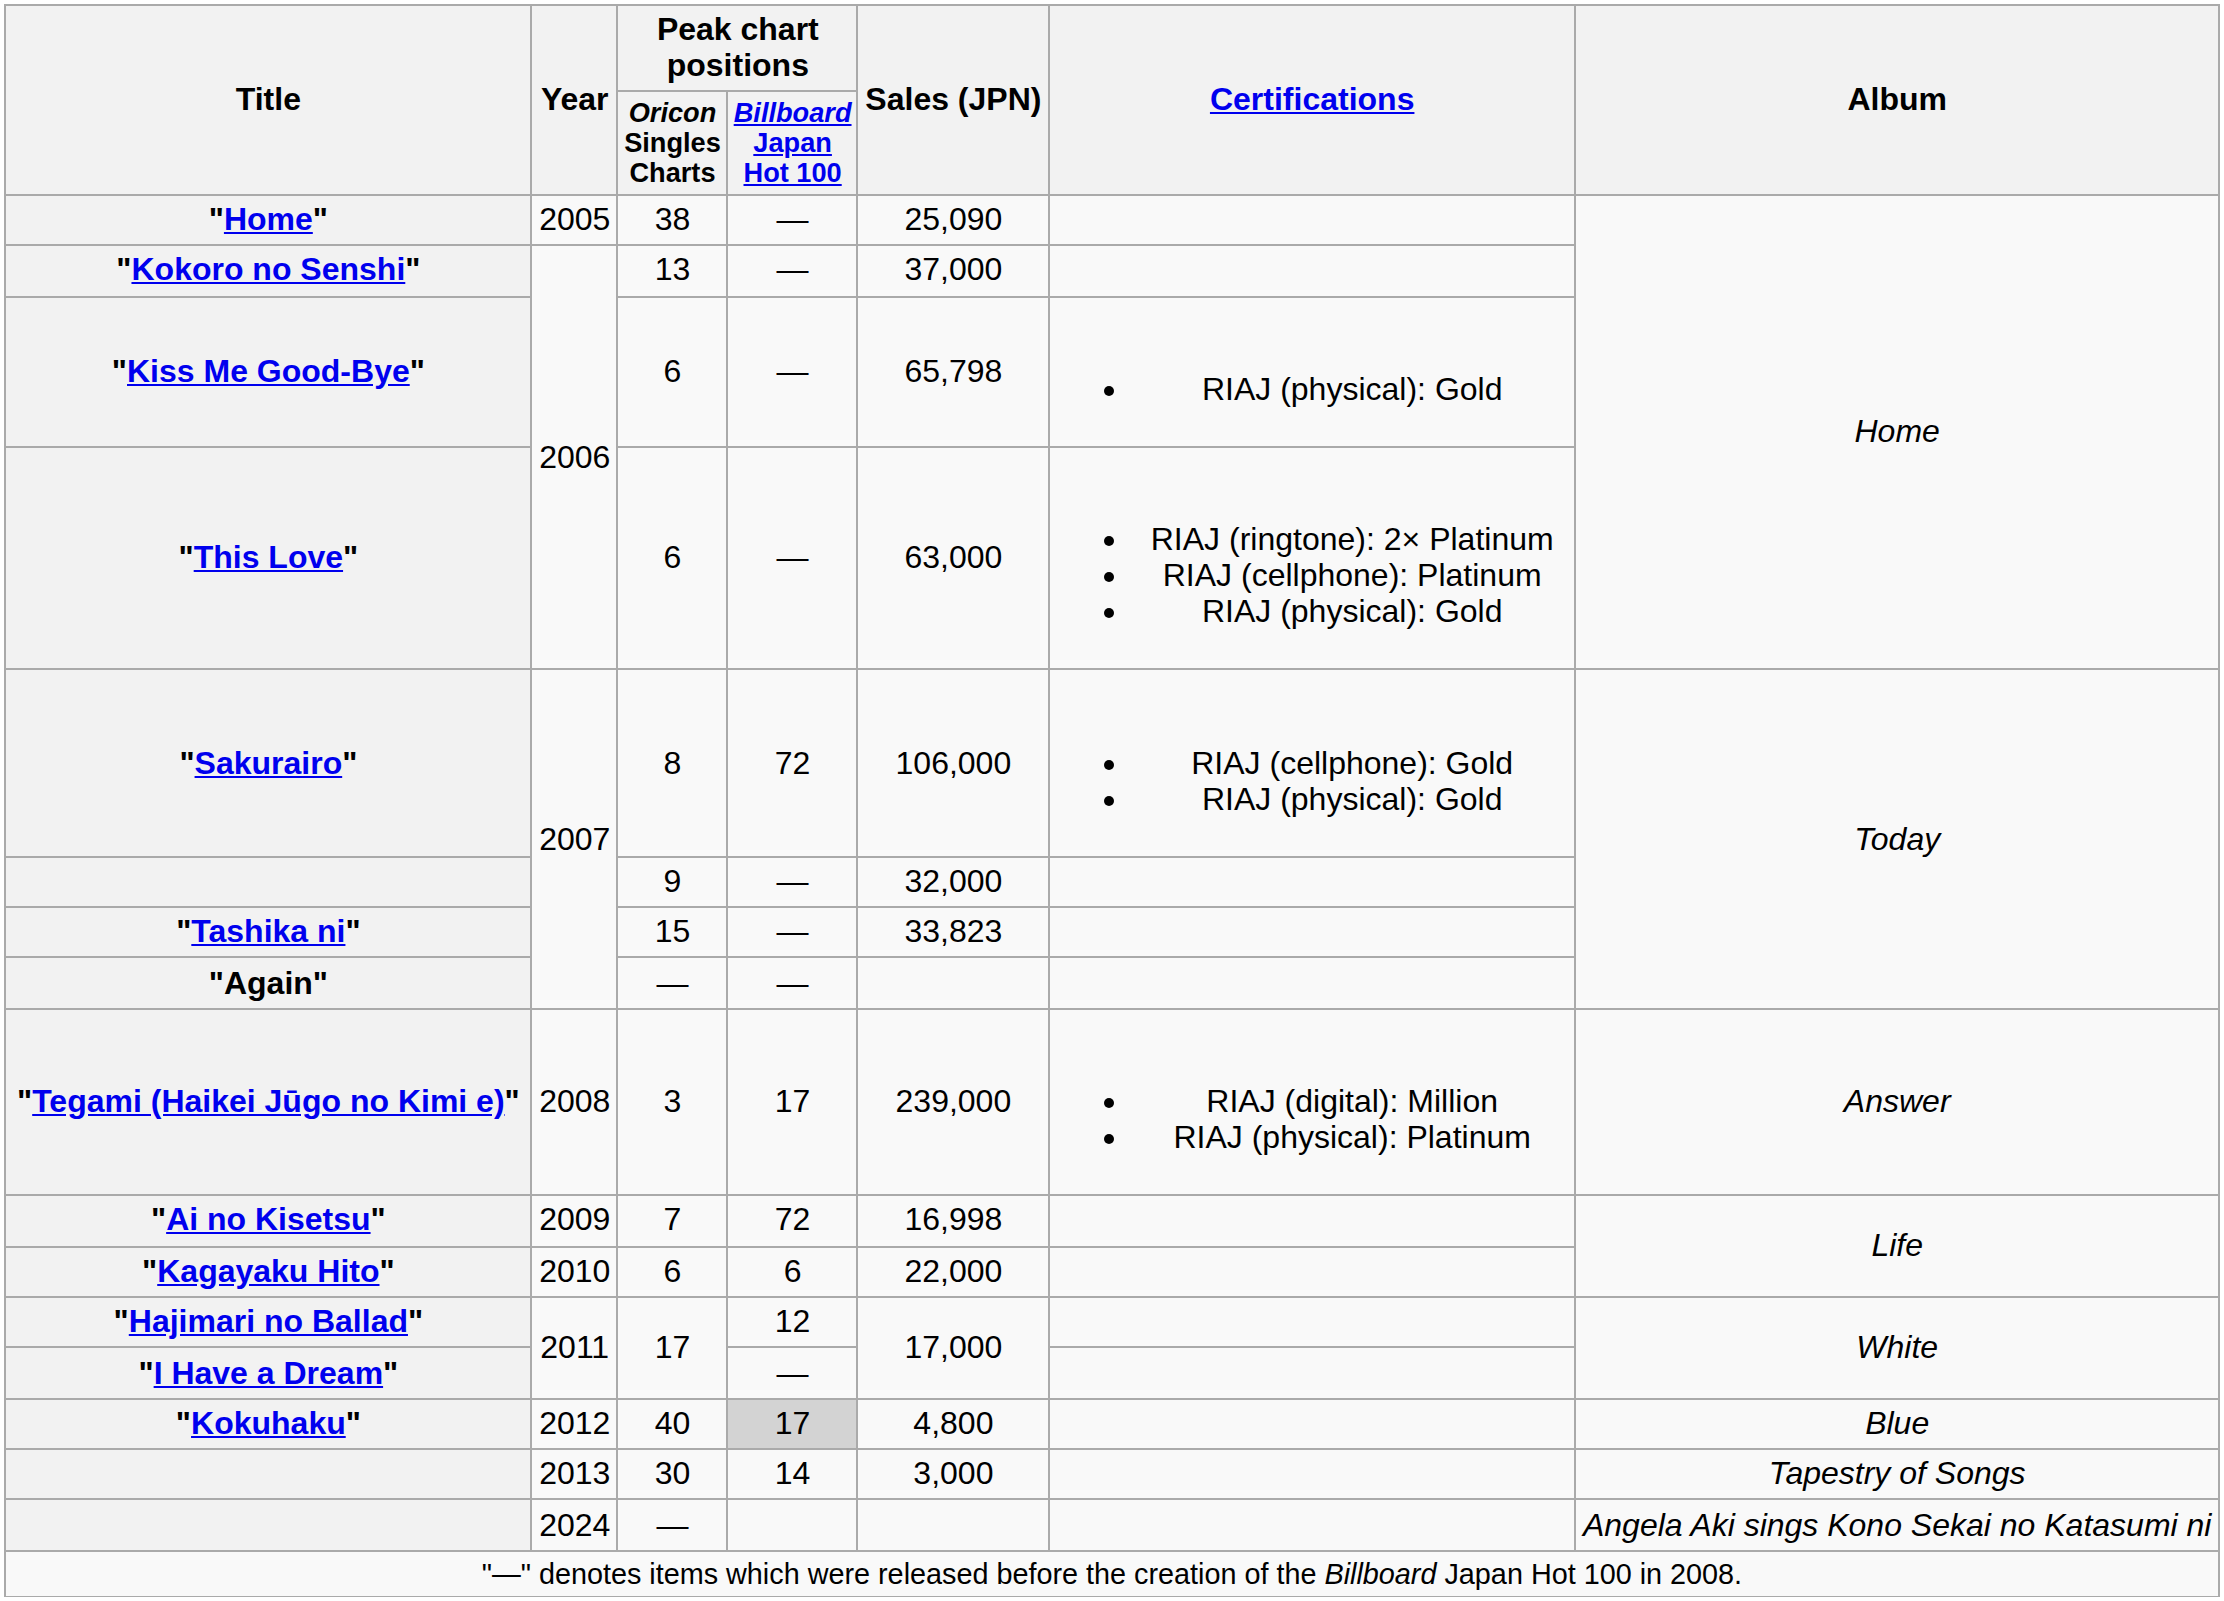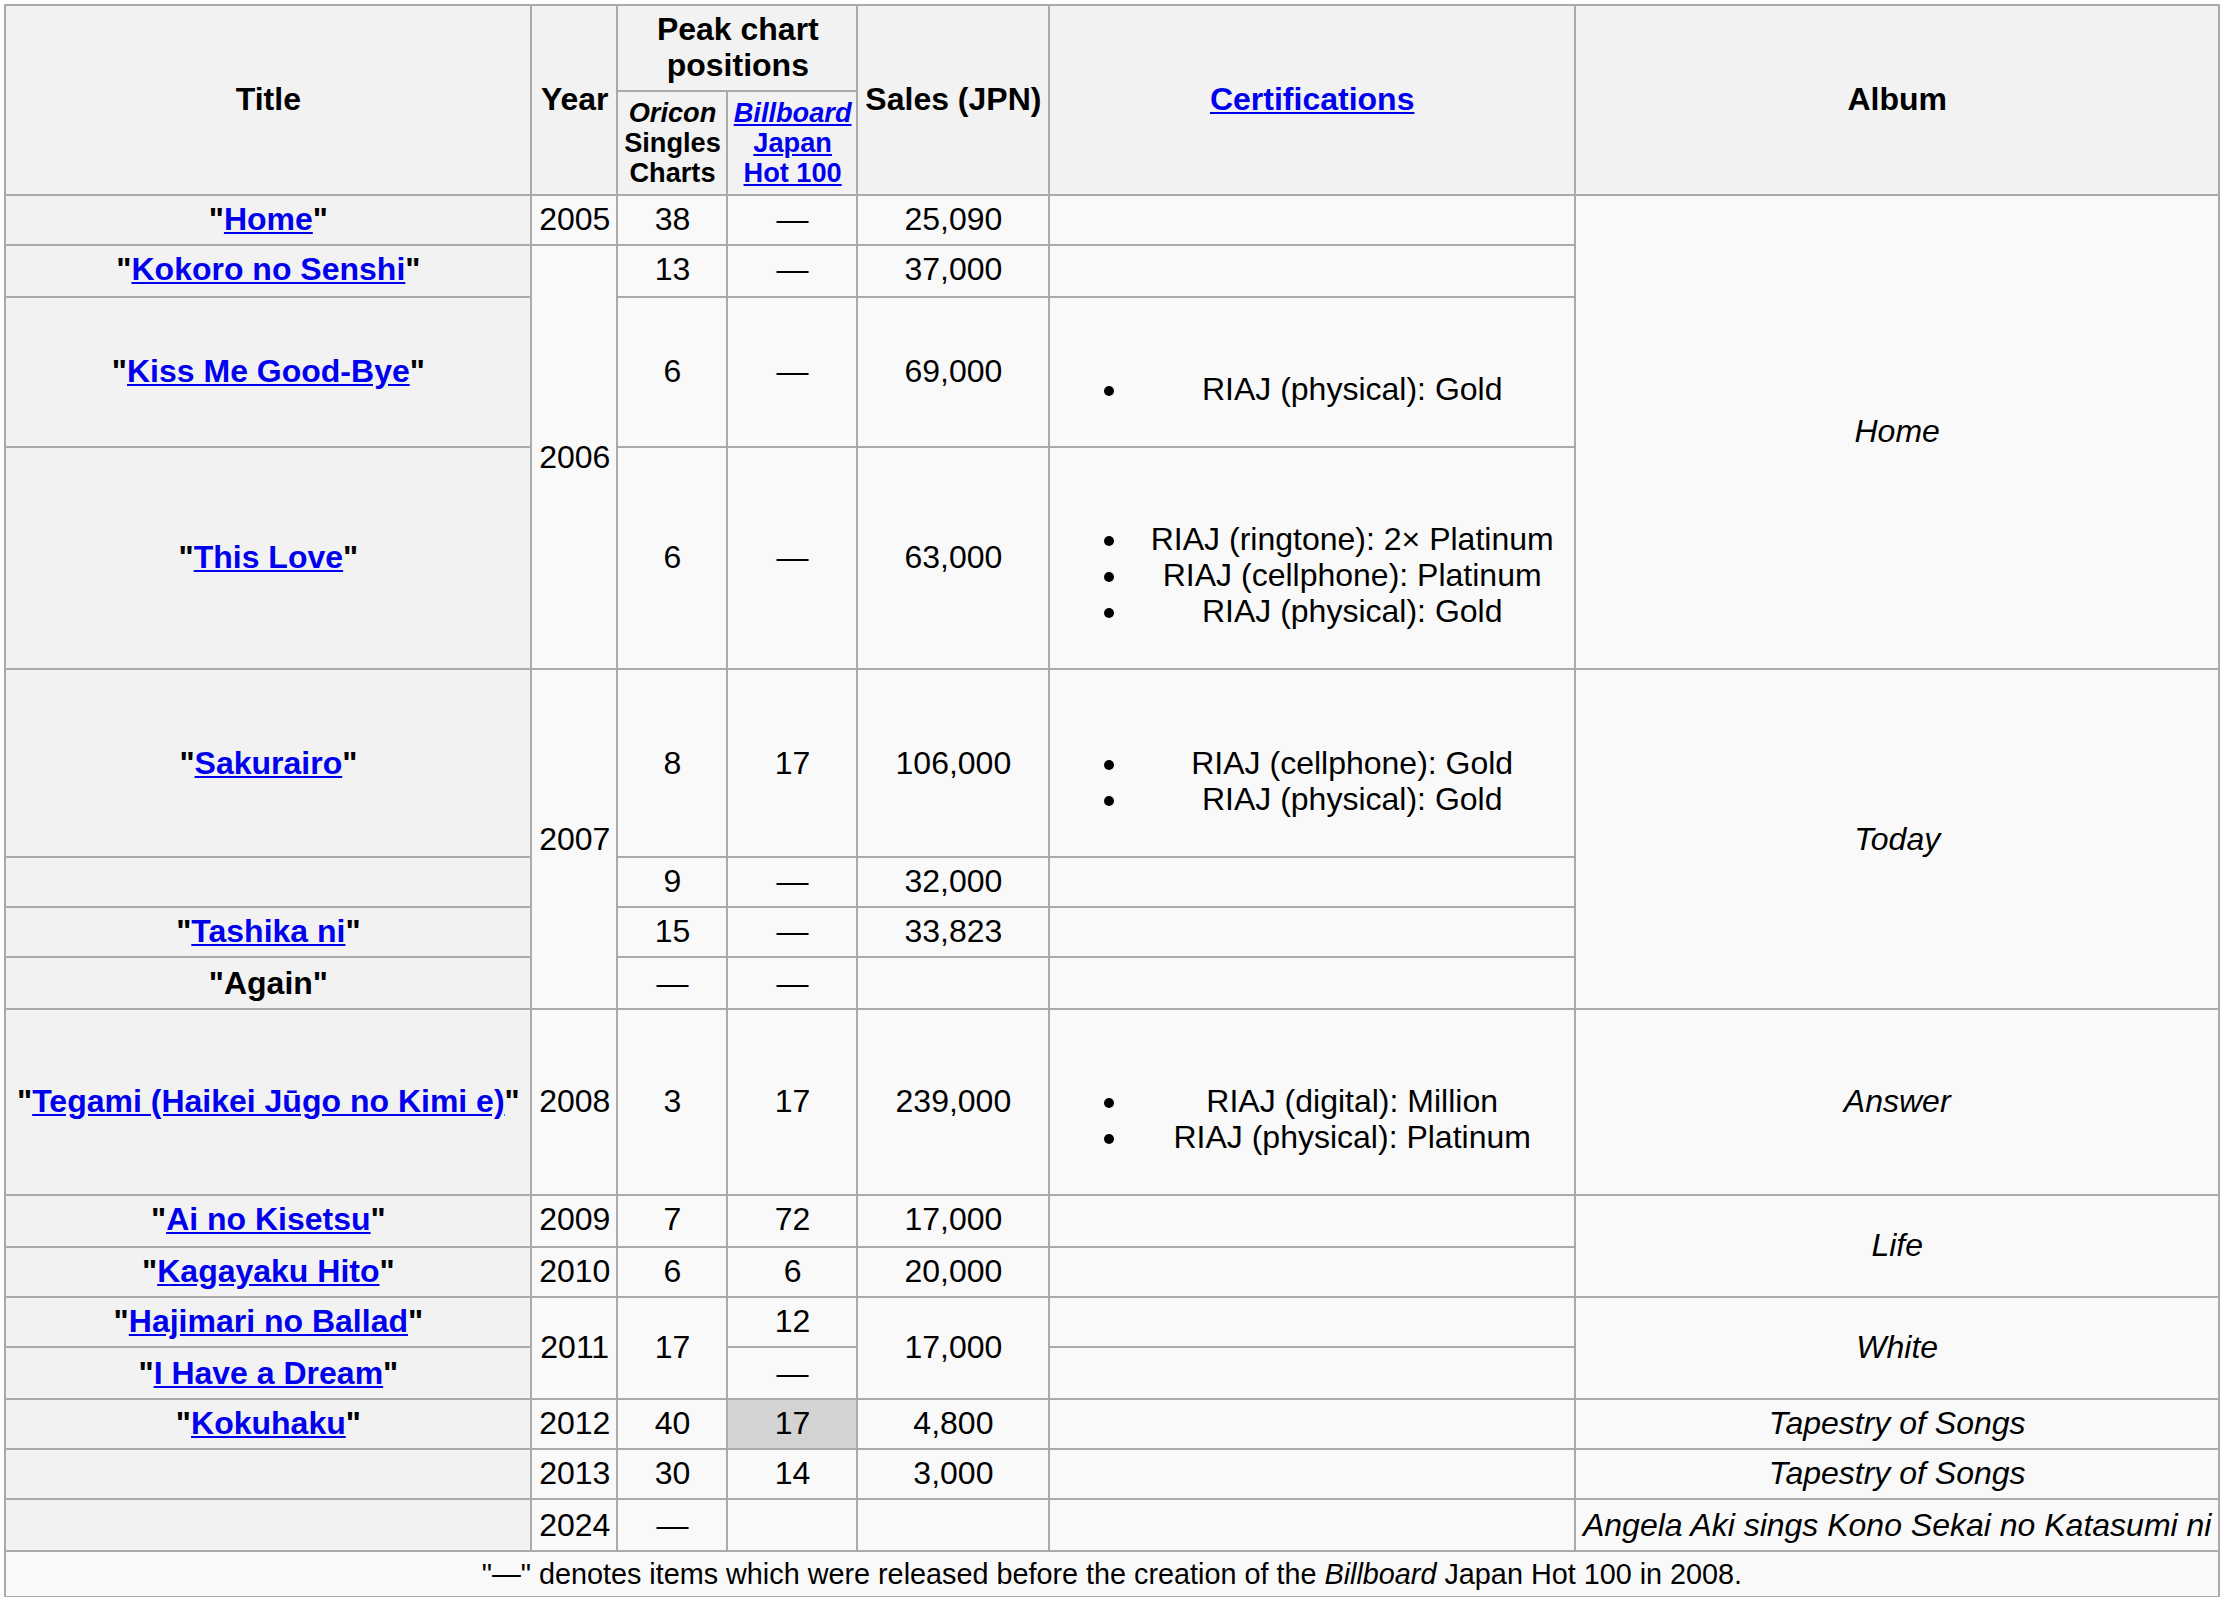(953, 370) 65,798 -> (953, 370) 69,000
(793, 762) 72 -> (793, 762) 17
(953, 1220) 16,998 -> (953, 1220) 17,000
(953, 1270) 22,000 -> (953, 1270) 20,000
(1897, 1423) Blue -> (1897, 1423) Tapestry of Songs
